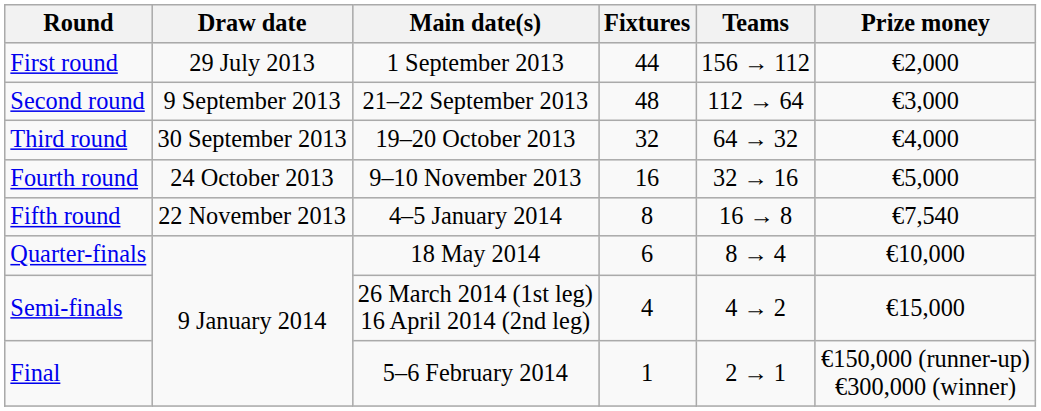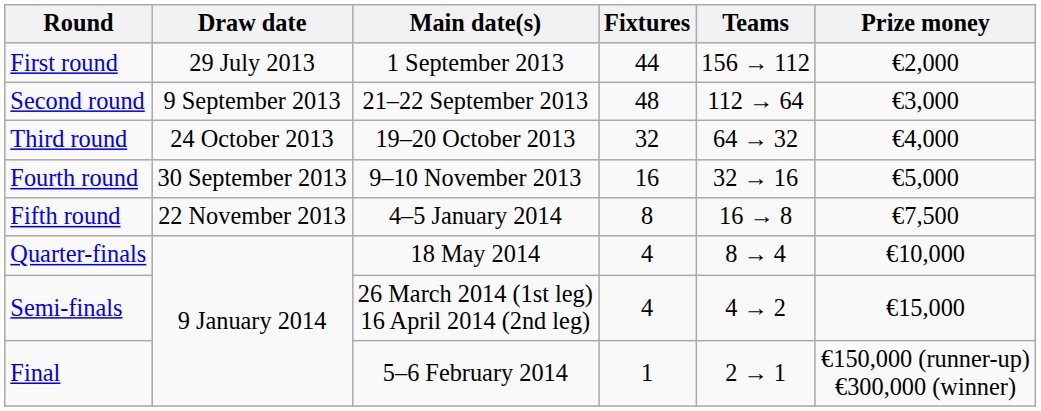(252, 139) 30 September 2013 -> (252, 139) 24 October 2013
(252, 178) 24 October 2013 -> (252, 178) 30 September 2013
(926, 216) €7,540 -> (926, 216) €7,500
(647, 255) 6 -> (647, 255) 4
